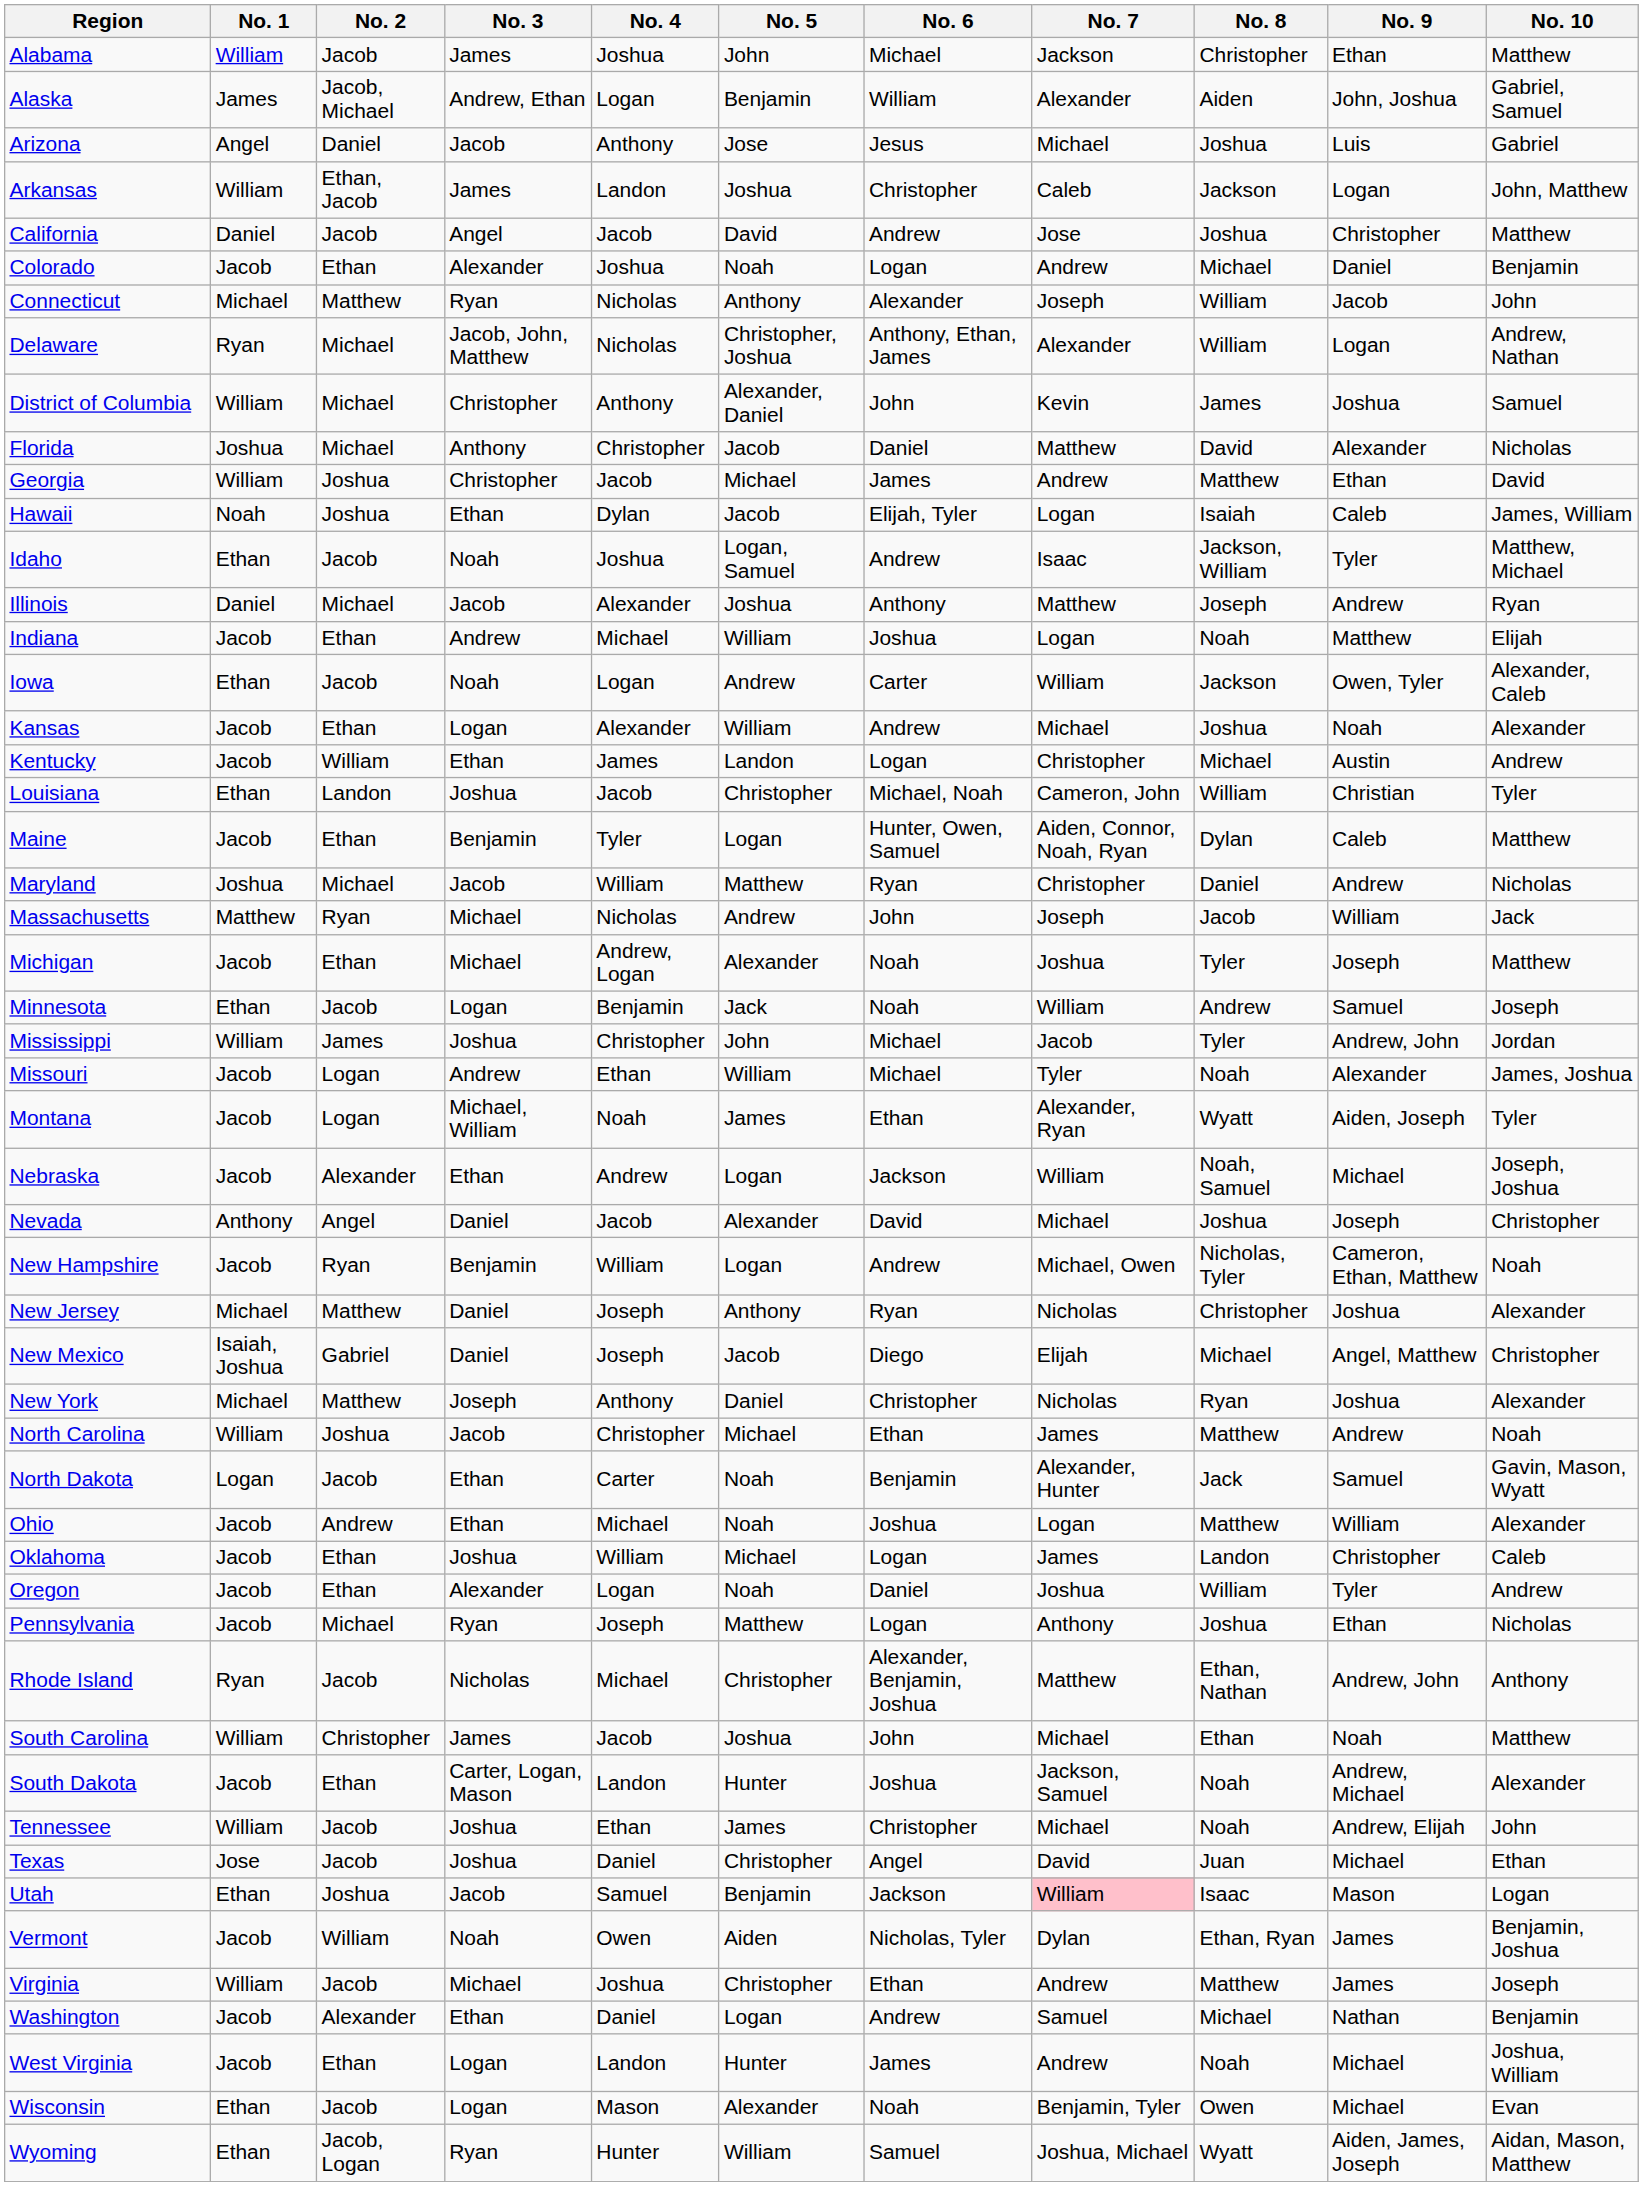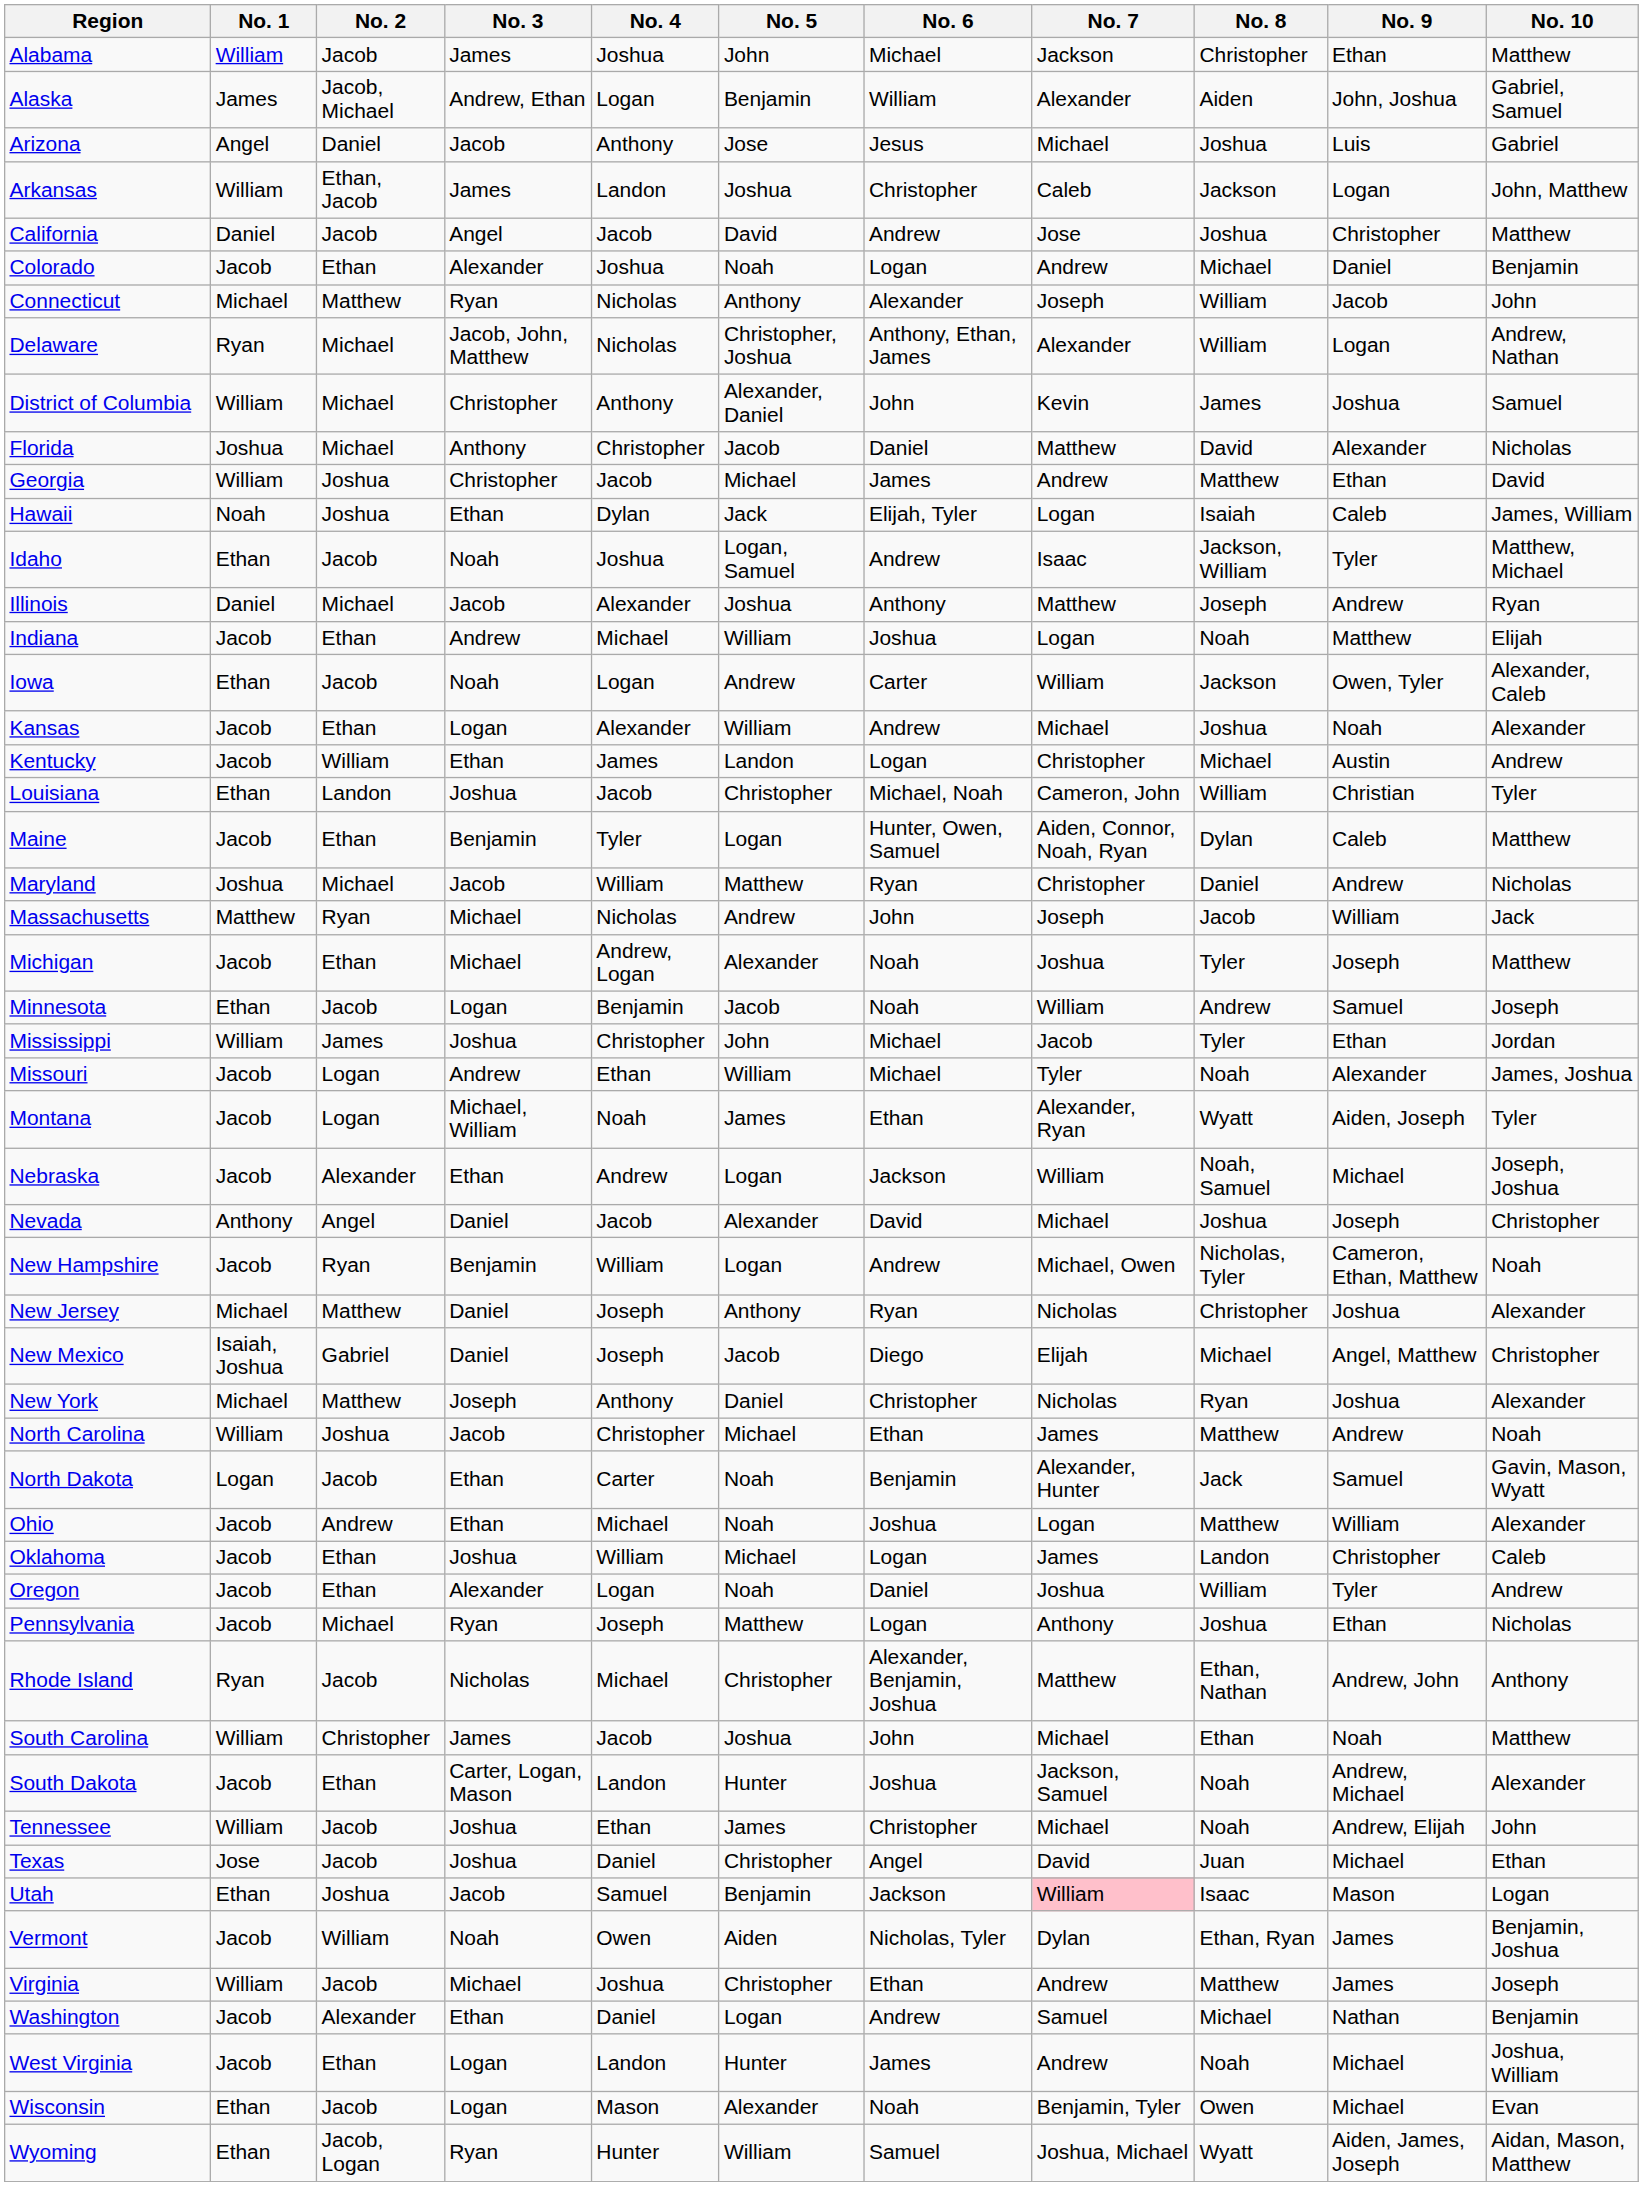(752, 514) Jacob -> (745, 514) Jack
(745, 1007) Jack -> (752, 1007) Jacob
(1395, 1040) Andrew, John -> (1359, 1040) Ethan
